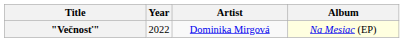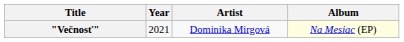(159, 29) 2022 -> (159, 29) 2021
